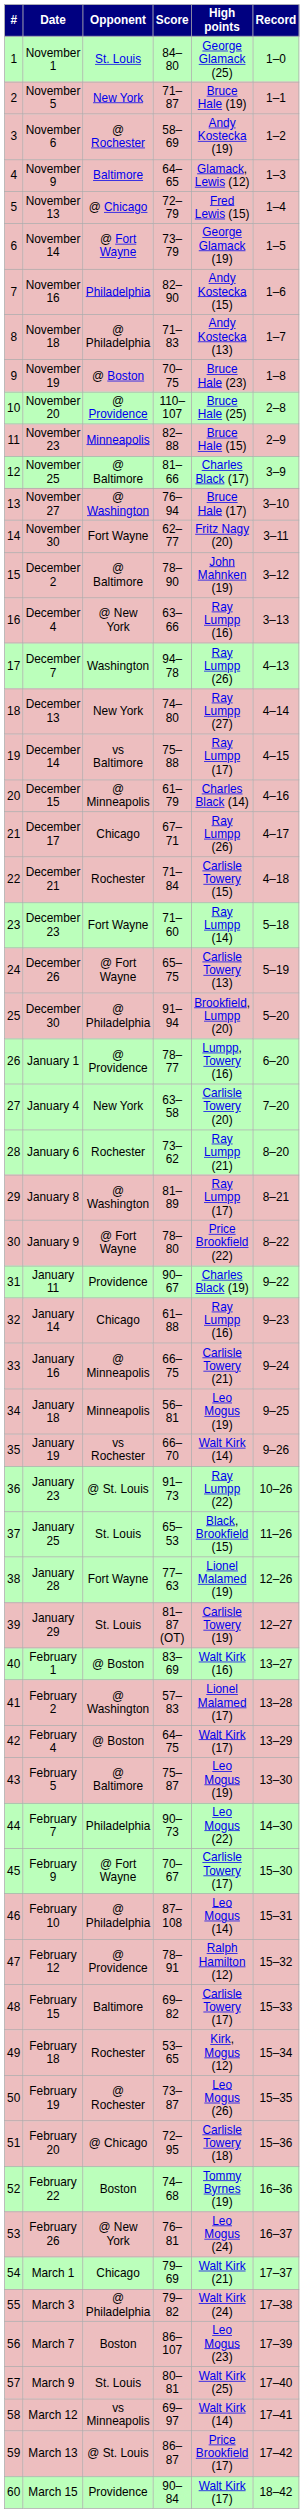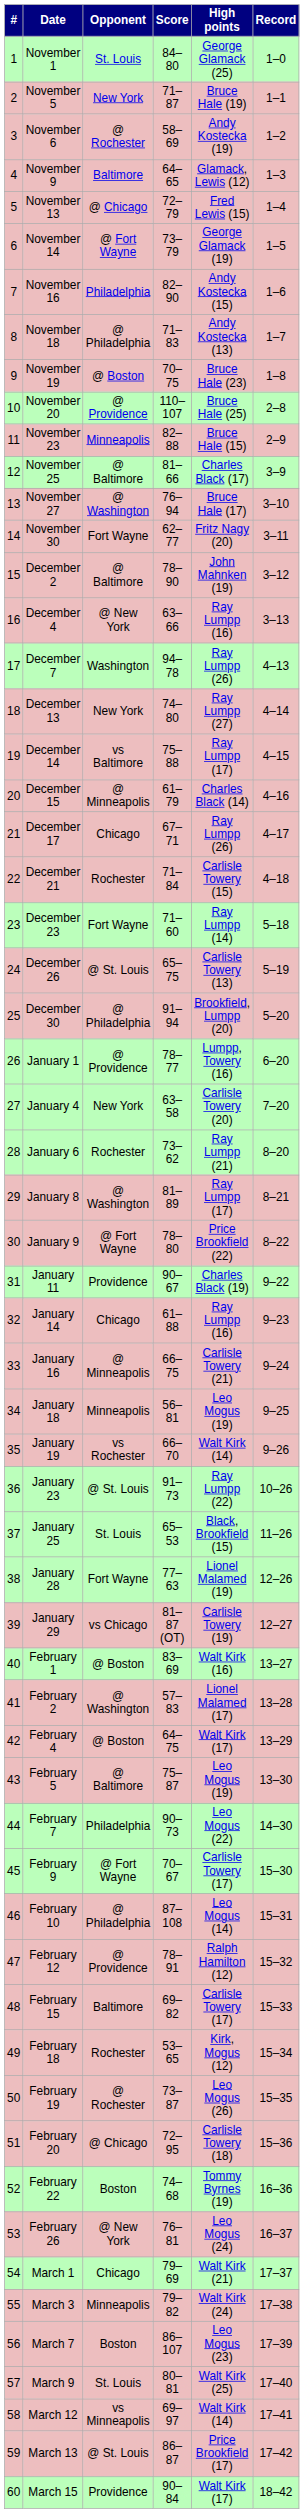(118, 970) @ Fort Wayne -> (118, 970) @ St. Louis
(118, 1625) St. Louis -> (118, 1625) vs Chicago
(118, 2305) @ Philadelphia -> (118, 2305) Minneapolis
